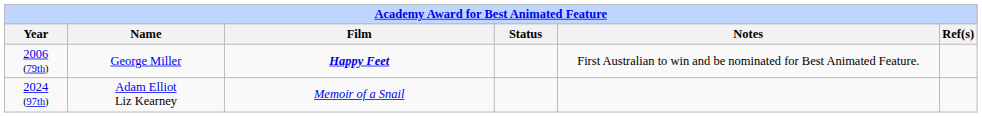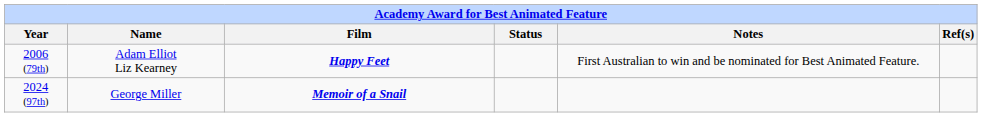(146, 61) George Miller -> (146, 61) Adam Elliot Liz Kearney
(146, 94) Adam Elliot Liz Kearney -> (146, 94) George Miller
(359, 94) normal -> (359, 94) bold
